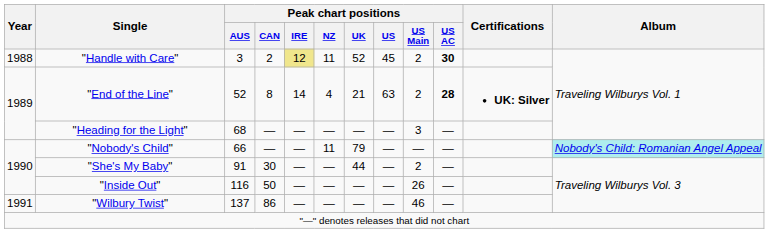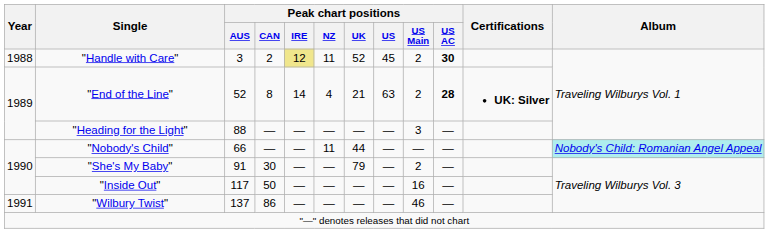(240, 130) 68 -> (240, 130) 88
(359, 148) 79 -> (359, 148) 44
(359, 167) 44 -> (359, 167) 79
(240, 185) 116 -> (240, 185) 117
(418, 185) 26 -> (418, 185) 16
